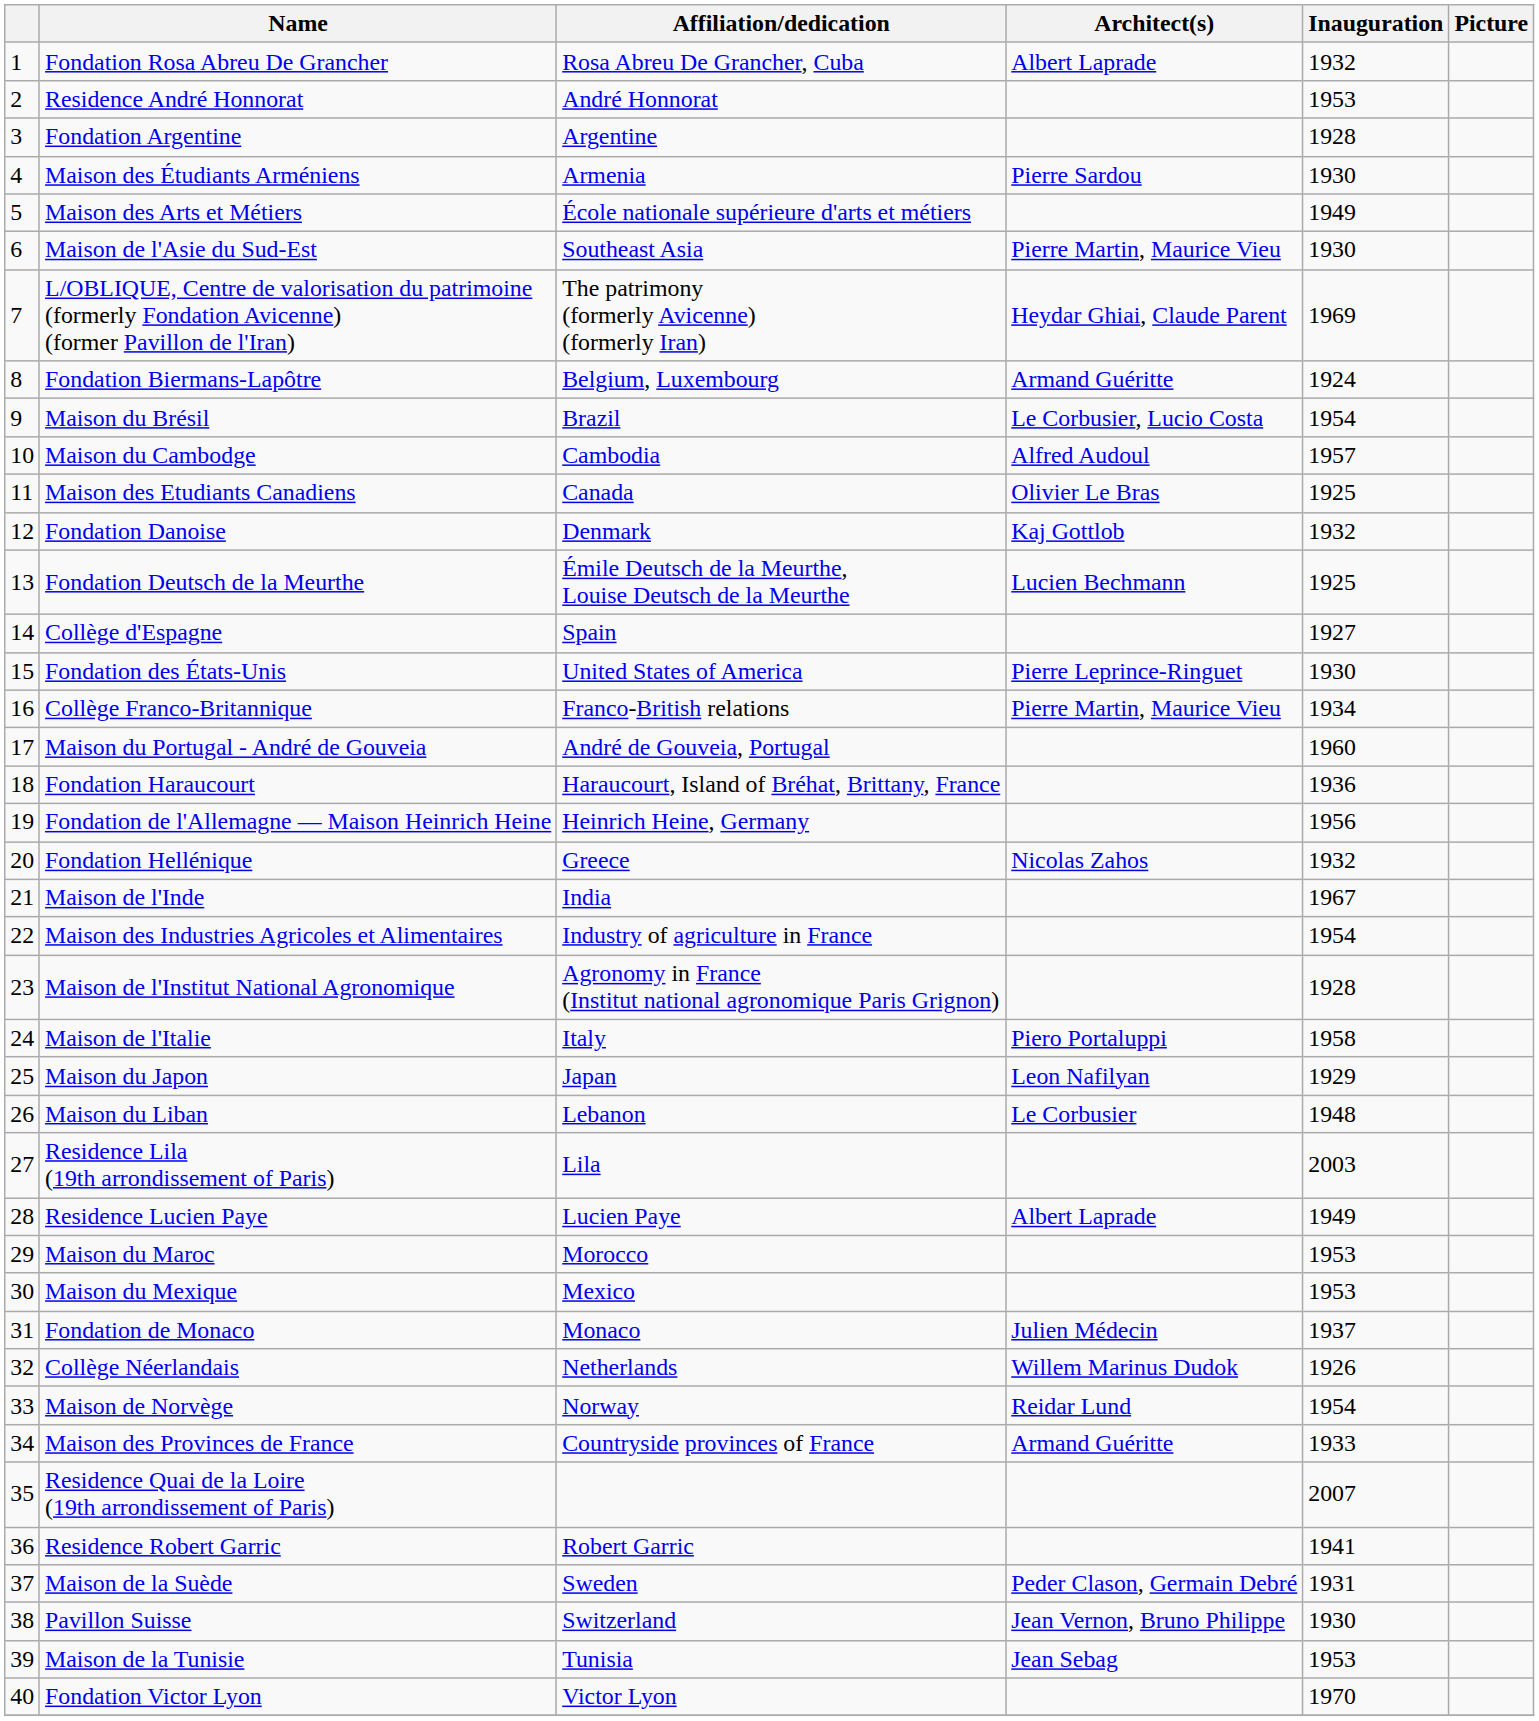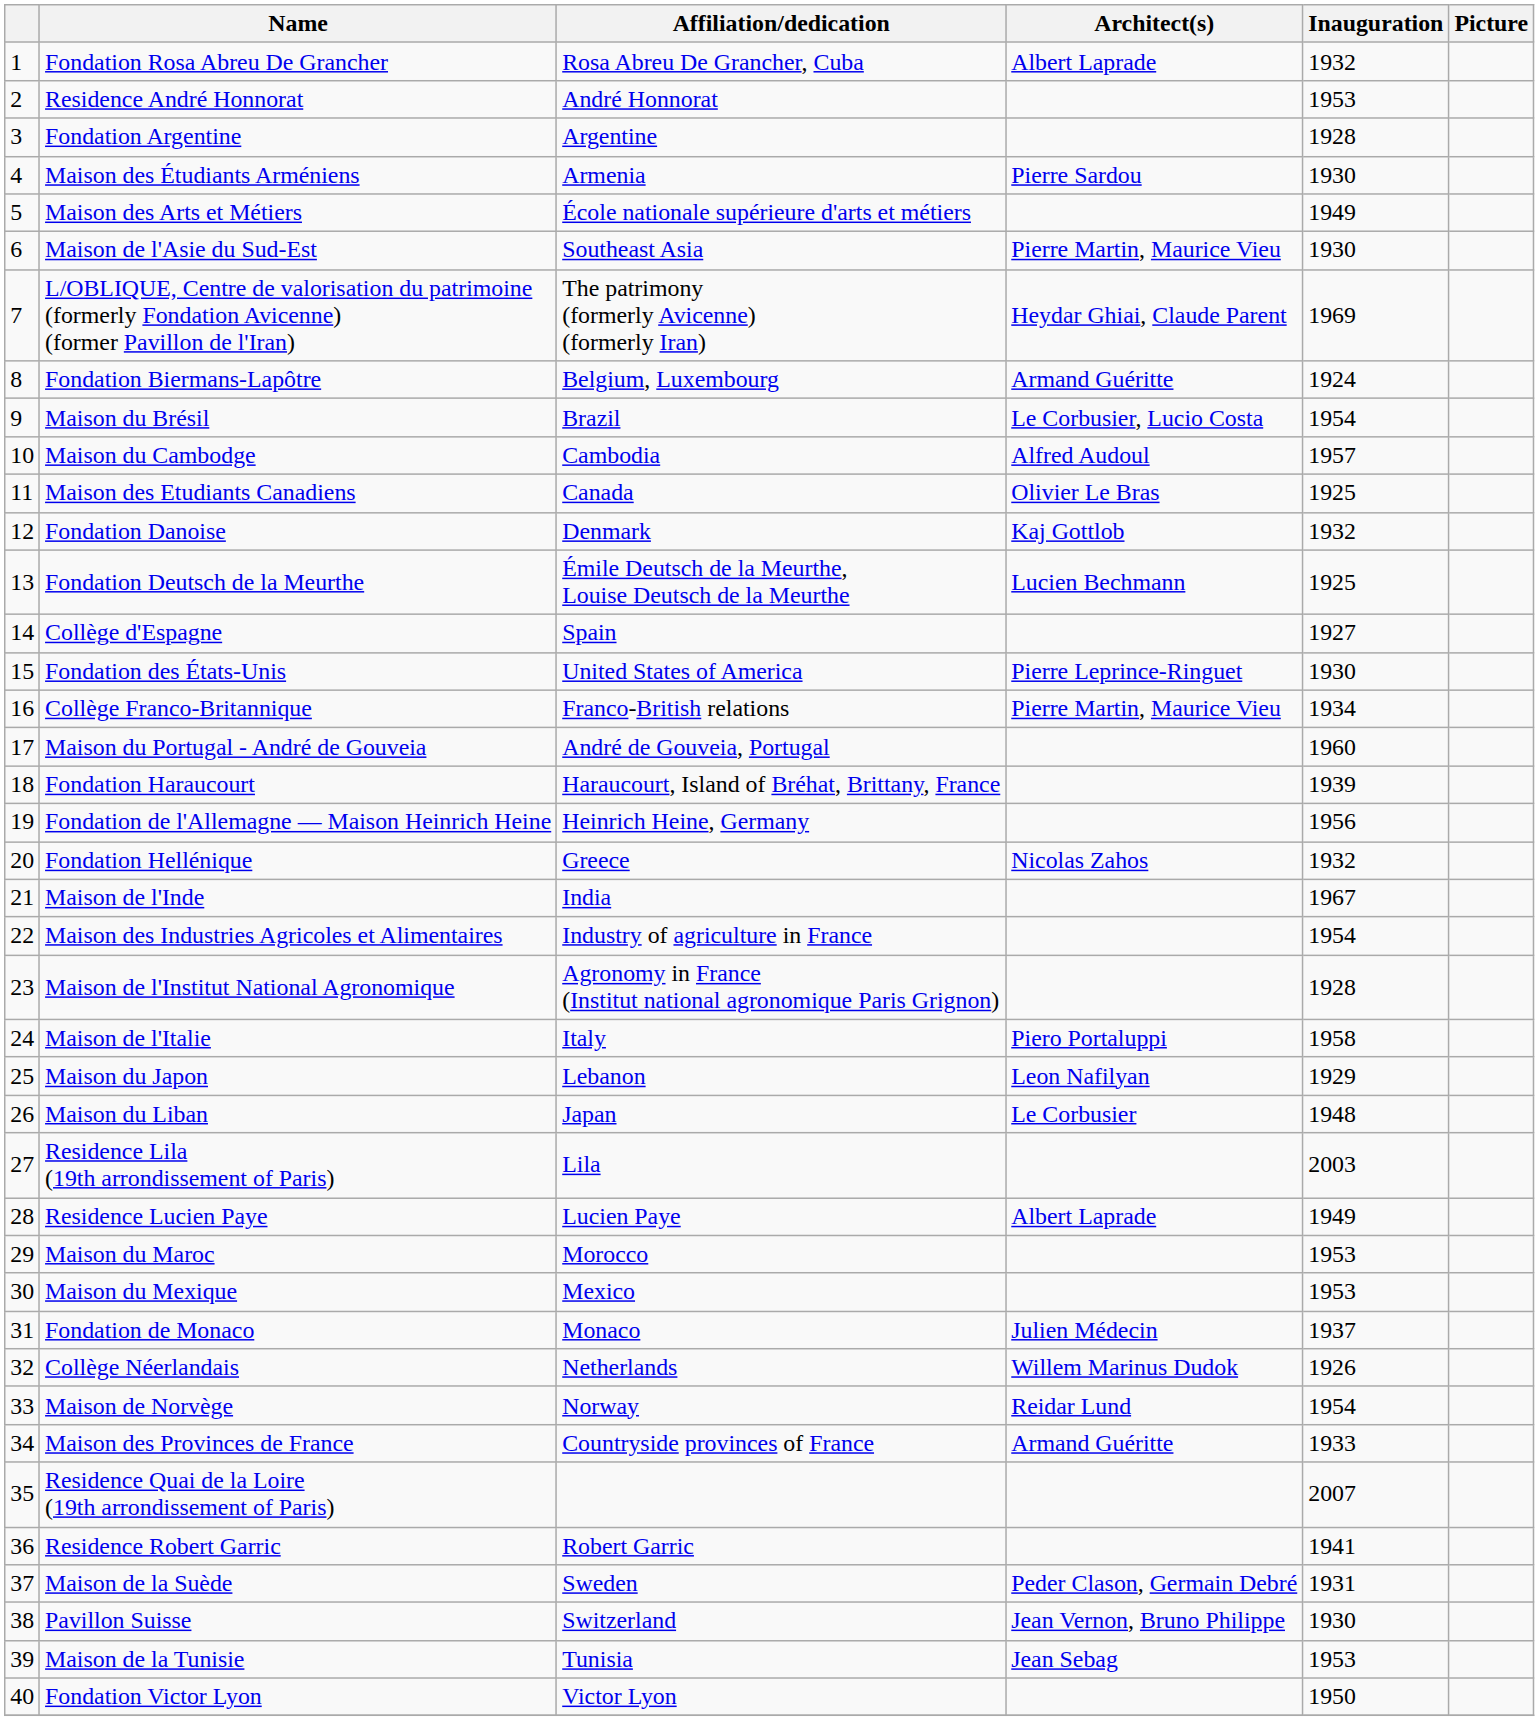(1332, 784) 1936 -> (1332, 784) 1939
(589, 1075) Japan -> (604, 1075) Lebanon
(604, 1113) Lebanon -> (589, 1113) Japan
(1332, 1696) 1970 -> (1332, 1696) 1950
